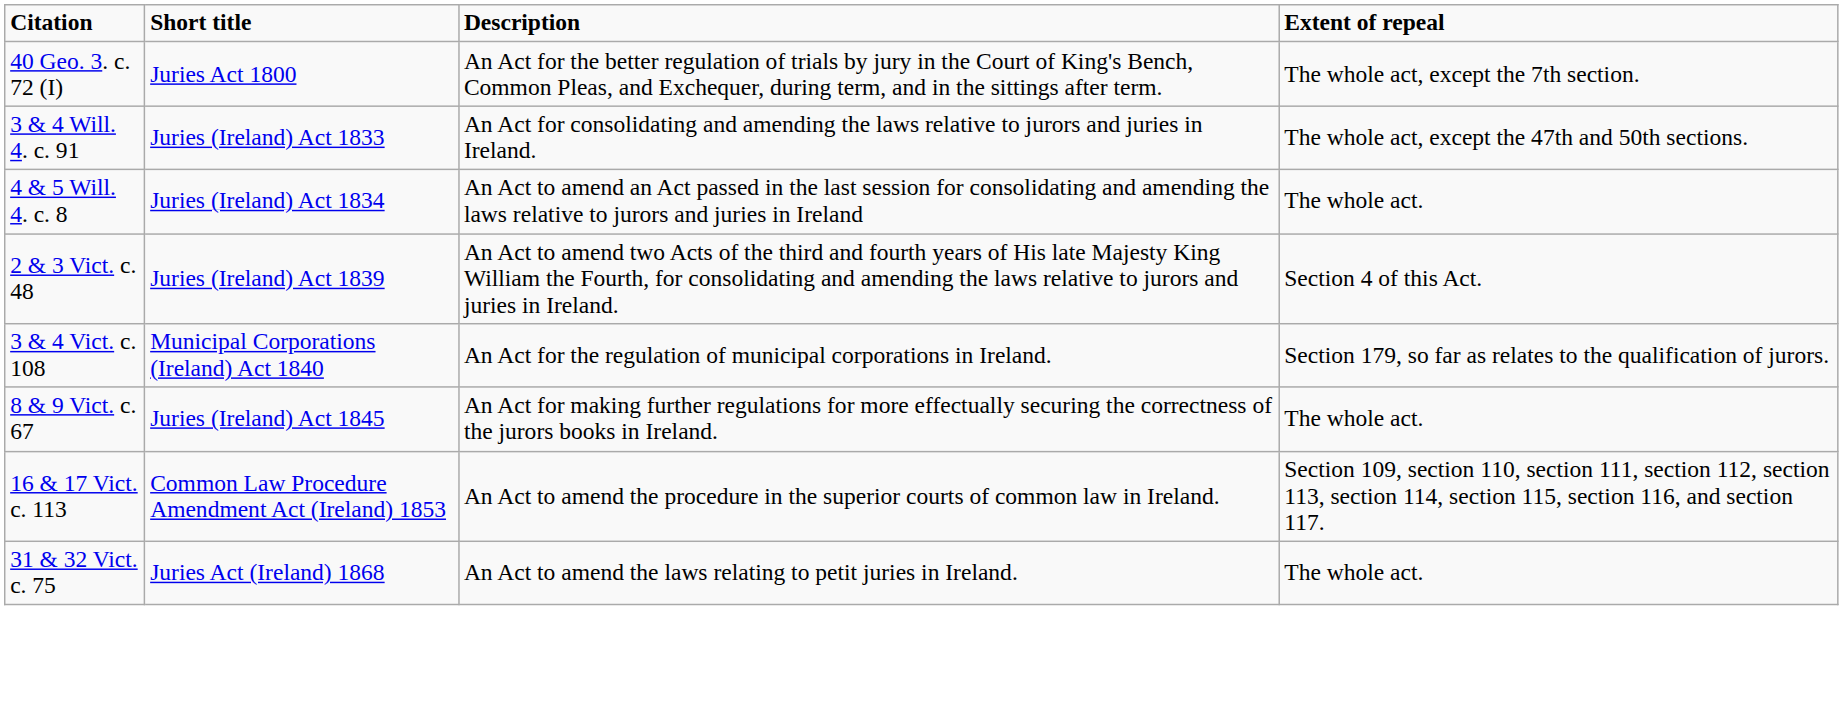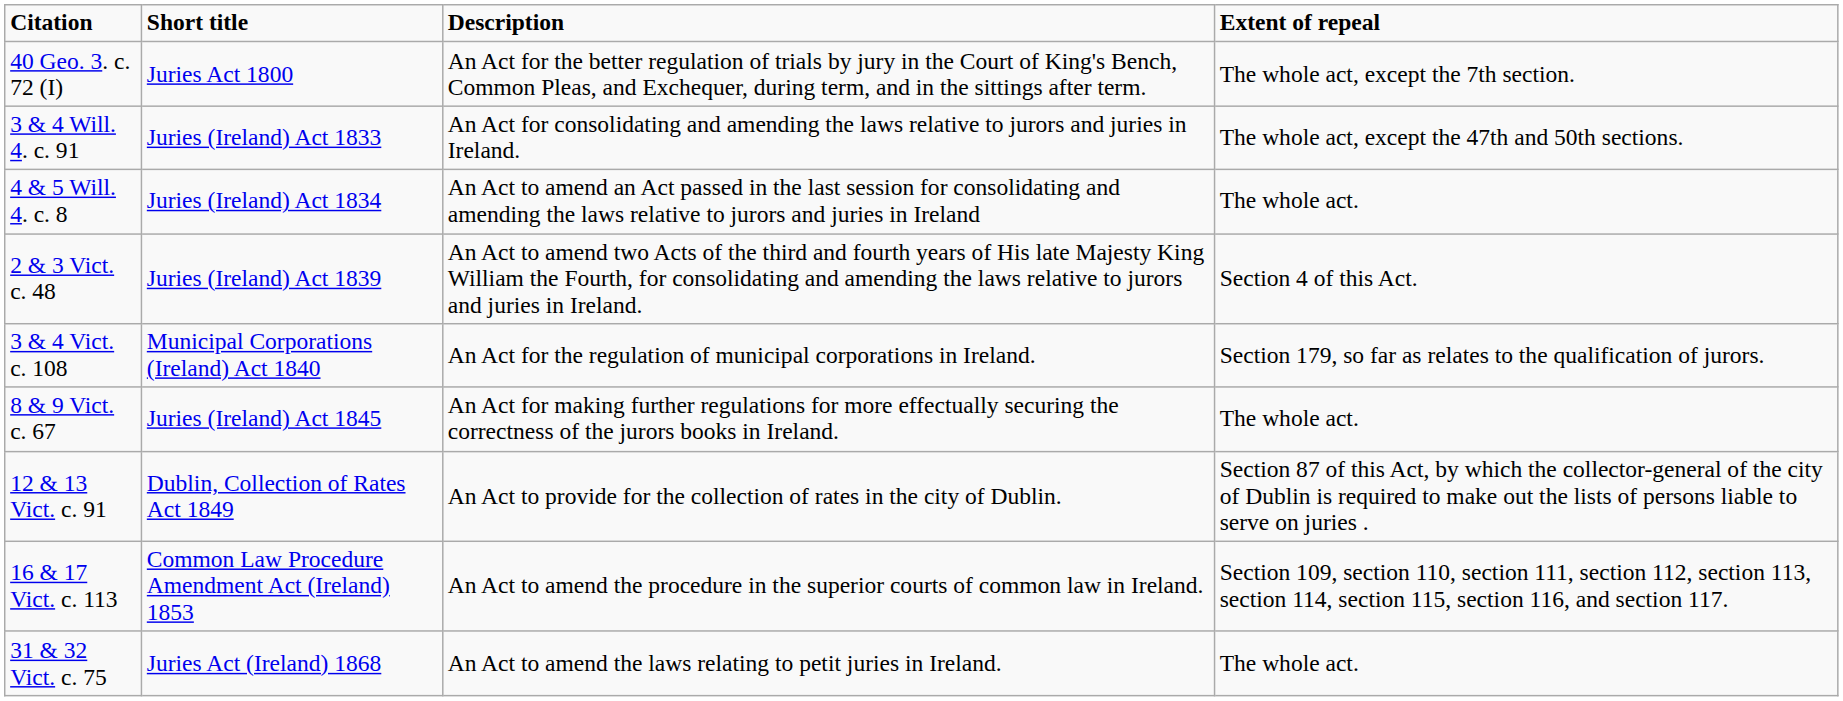+ row: (58, 495)
